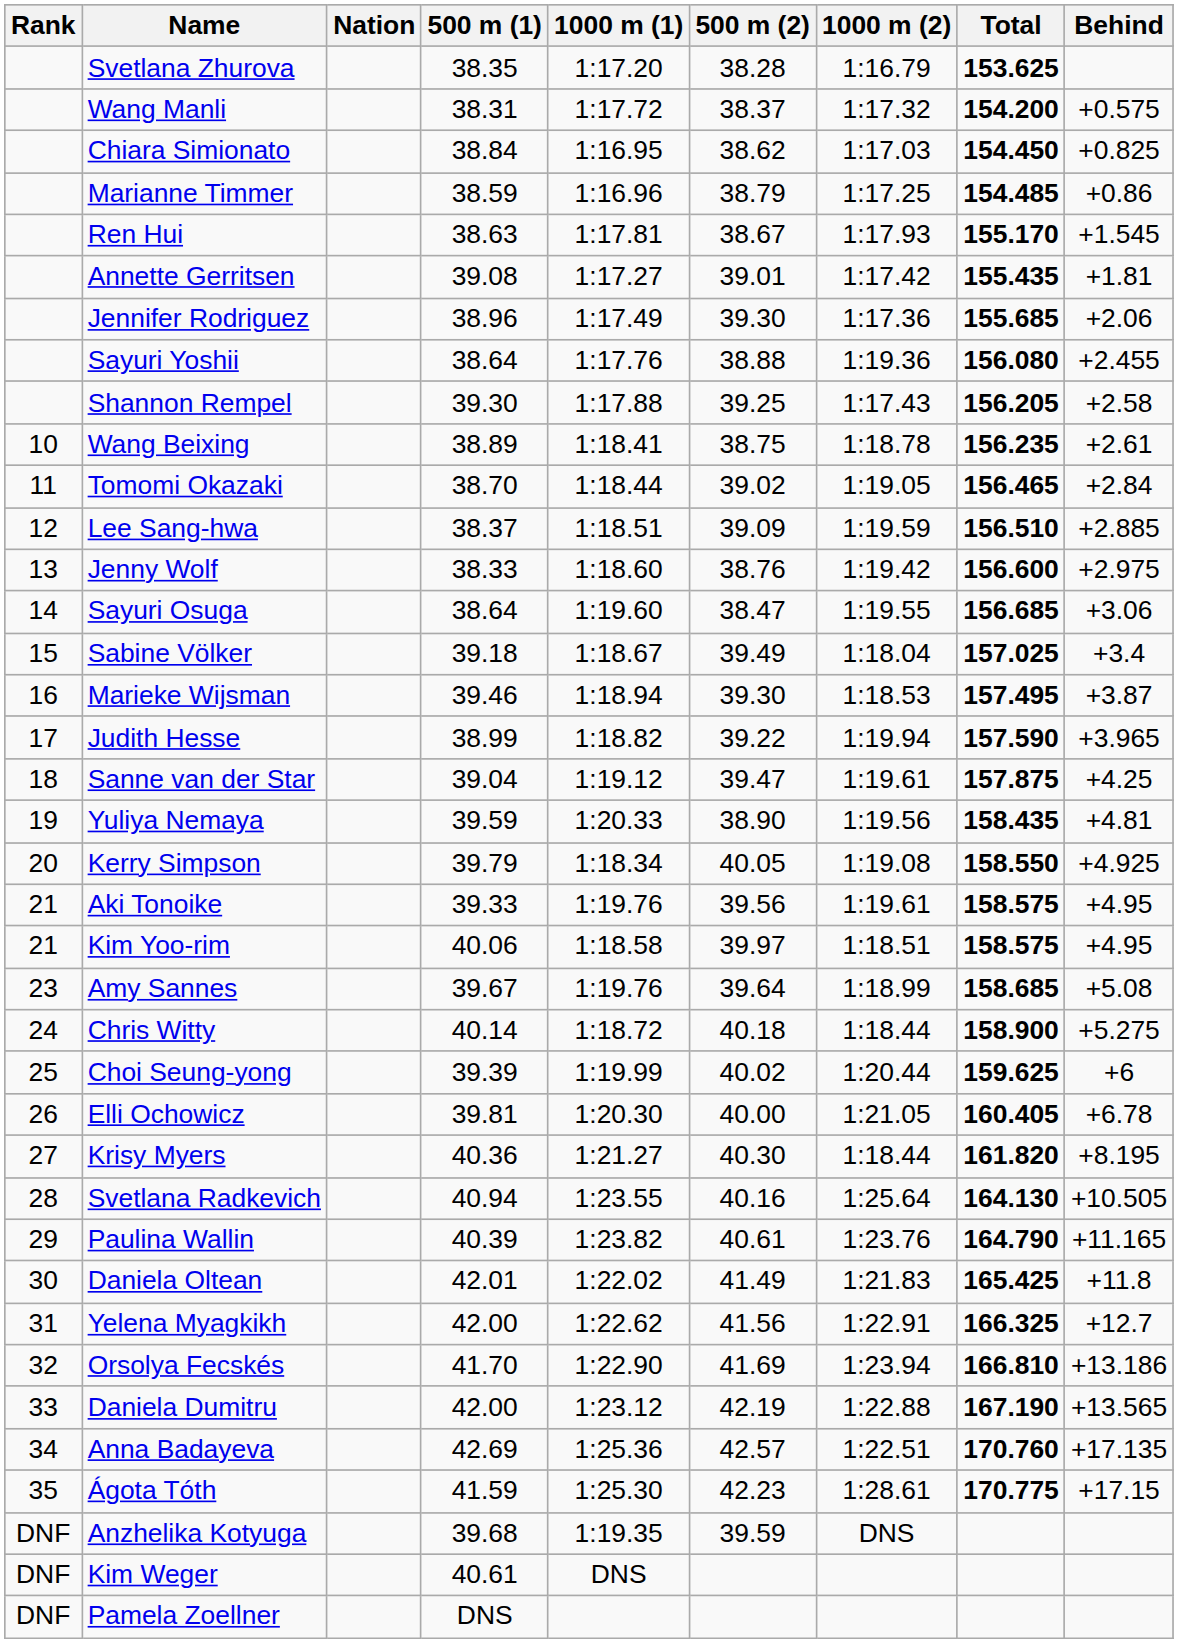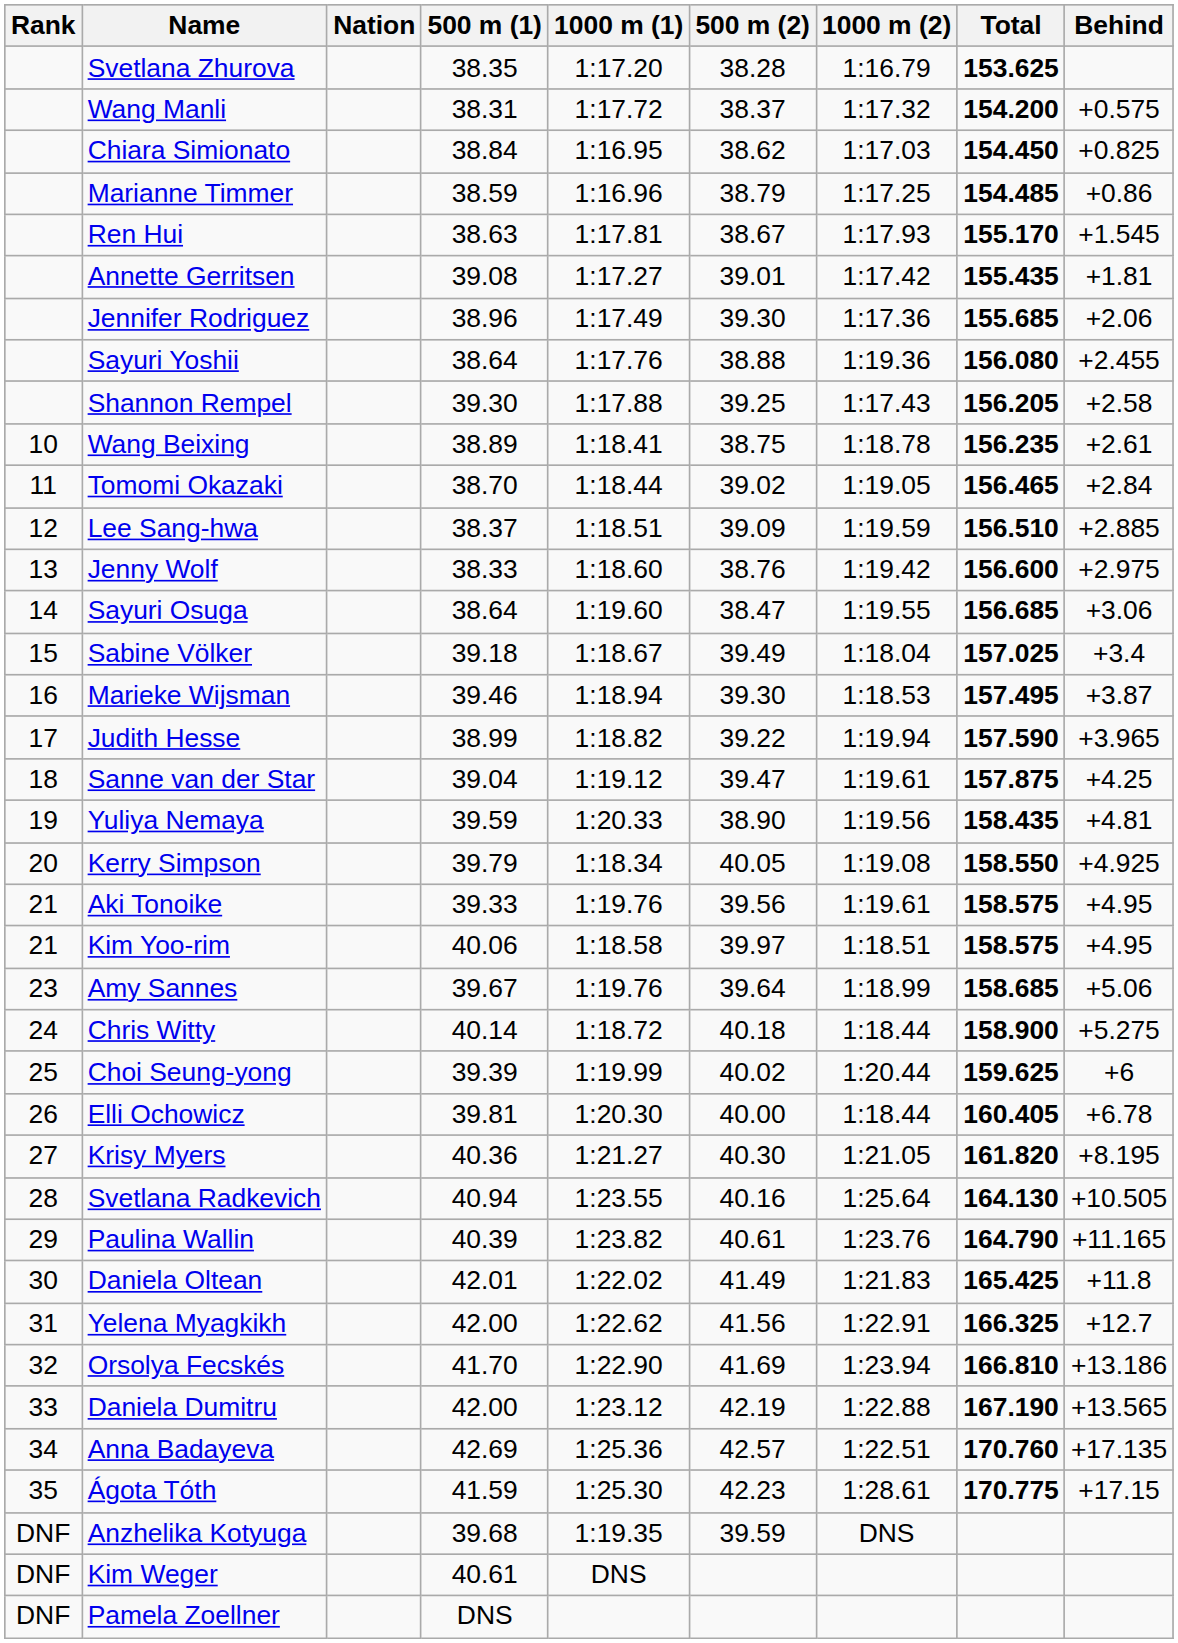(1119, 988) +5.08 -> (1119, 988) +5.06
(887, 1114) 1:21.05 -> (887, 1114) 1:18.44
(887, 1155) 1:18.44 -> (887, 1155) 1:21.05
